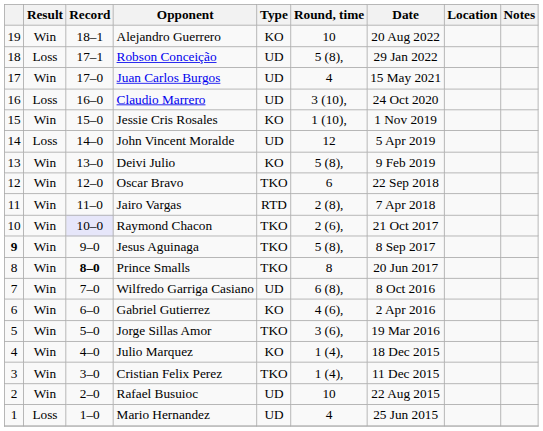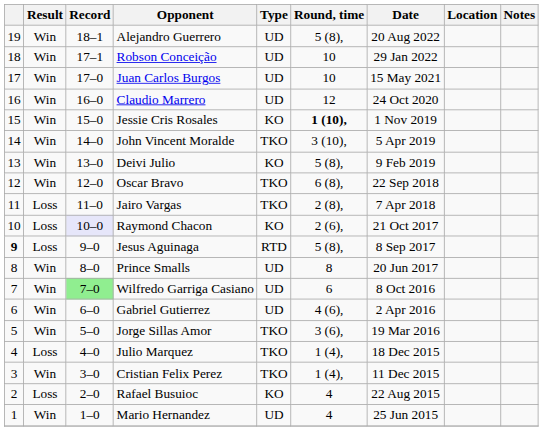(274, 36) KO -> (274, 36) UD
(329, 36) 10 -> (329, 36) 5 (8),
(45, 57) Loss -> (45, 57) Win
(329, 57) 5 (8), -> (329, 57) 10
(329, 78) 4 -> (329, 78) 10
(45, 99) Loss -> (45, 99) Win
(329, 99) 3 (10), -> (329, 99) 12
(329, 120) normal -> (329, 120) bold
(45, 141) Loss -> (45, 141) Win
(274, 141) UD -> (274, 141) TKO
(329, 141) 12 -> (329, 141) 3 (10),
(329, 183) 6 -> (329, 183) 6 (8),
(45, 204) Win -> (45, 204) Loss
(274, 204) RTD -> (274, 204) TKO
(45, 225) Win -> (45, 225) Loss
(274, 225) TKO -> (274, 225) KO
(45, 246) Win -> (45, 246) Loss
(274, 246) TKO -> (274, 246) RTD
(90, 267) bold -> (90, 267) normal
(274, 267) TKO -> (274, 267) UD
(90, 288) no background -> (90, 288) lightgreen background
(329, 288) 6 (8), -> (329, 288) 6
(274, 309) KO -> (274, 309) UD
(45, 352) Win -> (45, 352) Loss
(274, 352) KO -> (274, 352) TKO
(45, 394) Win -> (45, 394) Loss
(274, 394) UD -> (274, 394) KO
(329, 394) 10 -> (329, 394) 4
(45, 415) Loss -> (45, 415) Win
